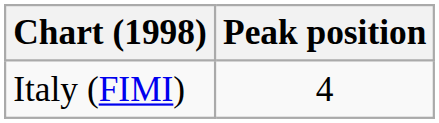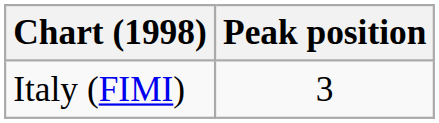(325, 88) 4 -> (325, 88) 3
